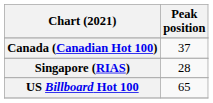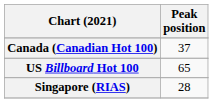rows swapped: (82, 68) <-> (82, 87)
